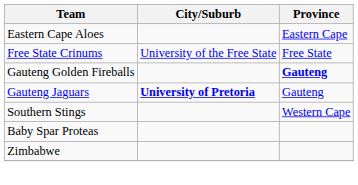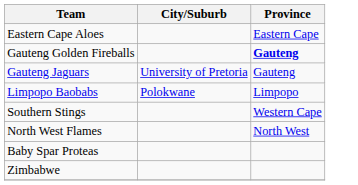- row: (55, 53)
(198, 92) bold -> (194, 72) normal
+ row: (53, 92)
+ row: (55, 131)
